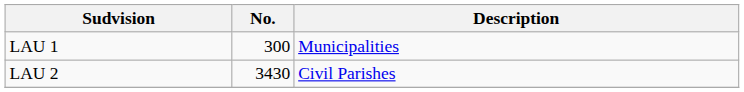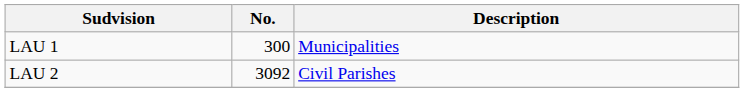(273, 73) 3430 -> (273, 73) 3092
